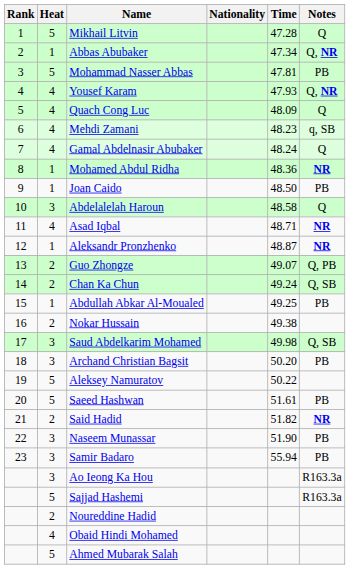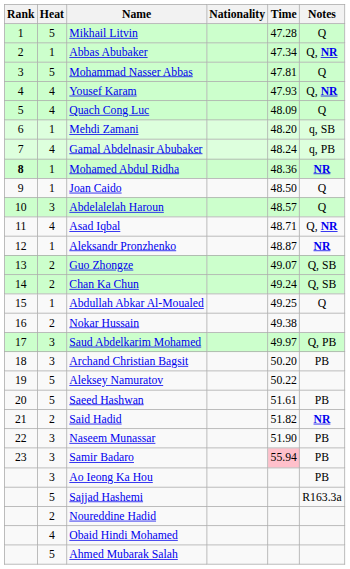(322, 72) PB -> (322, 72) Q
(52, 130) 4 -> (52, 130) 1
(284, 130) 48.23 -> (284, 130) 48.20
(322, 149) Q -> (322, 149) q, PB
(21, 168) normal -> (21, 168) bold
(322, 188) PB -> (322, 188) Q
(284, 207) 48.58 -> (284, 207) 48.57
(322, 226) NR -> (322, 226) Q, NR
(322, 265) Q, PB -> (322, 265) Q, SB
(322, 303) PB -> (322, 303) Q
(284, 342) 49.98 -> (284, 342) 49.97
(322, 342) Q, SB -> (322, 342) Q, PB
(284, 458) no background -> (284, 458) pink background
(322, 477) R163.3a -> (322, 477) PB
